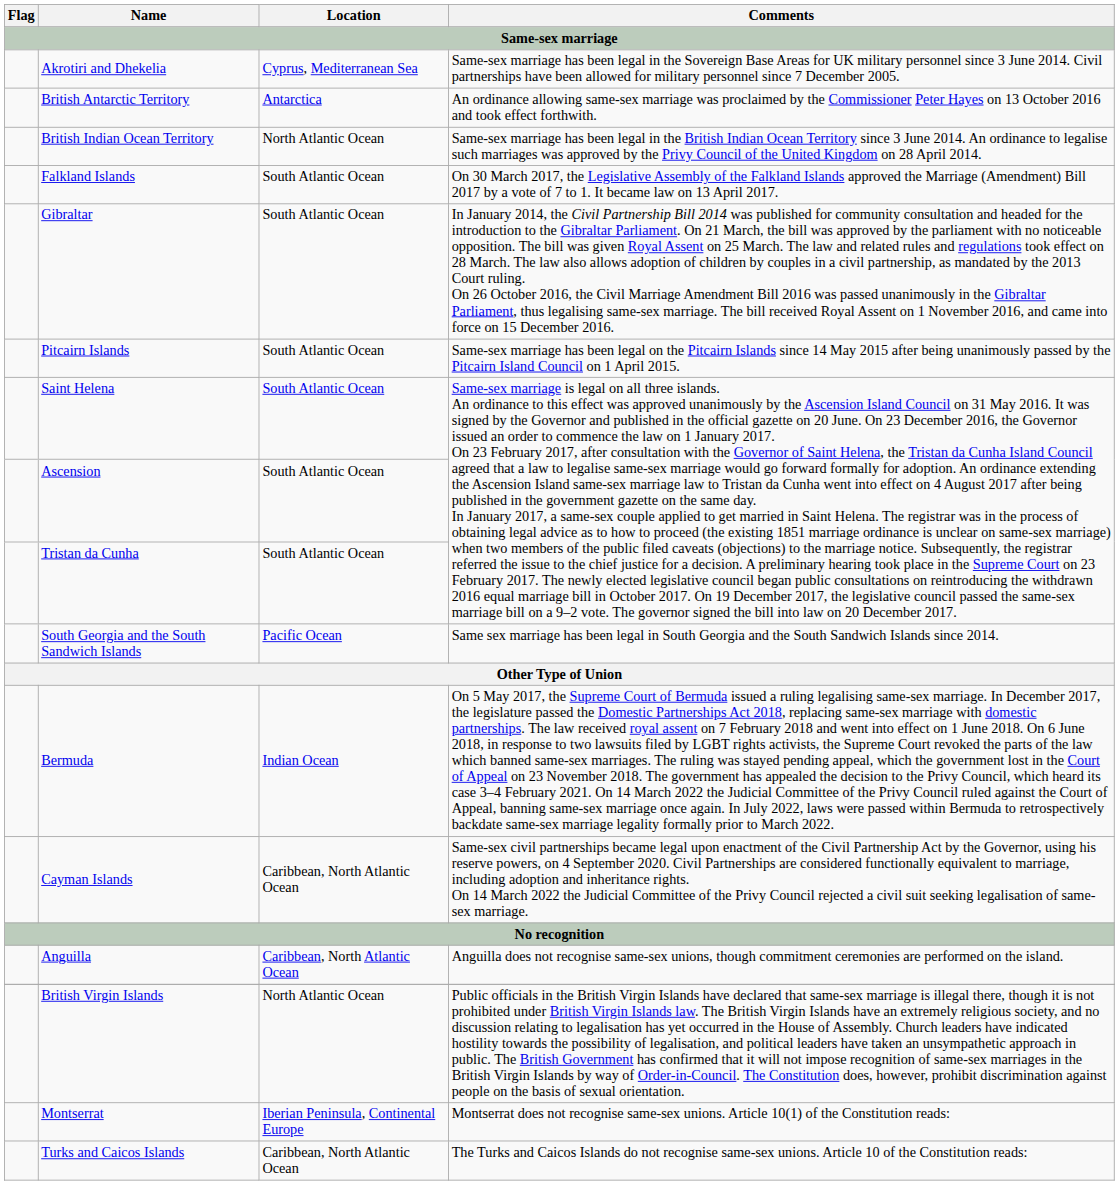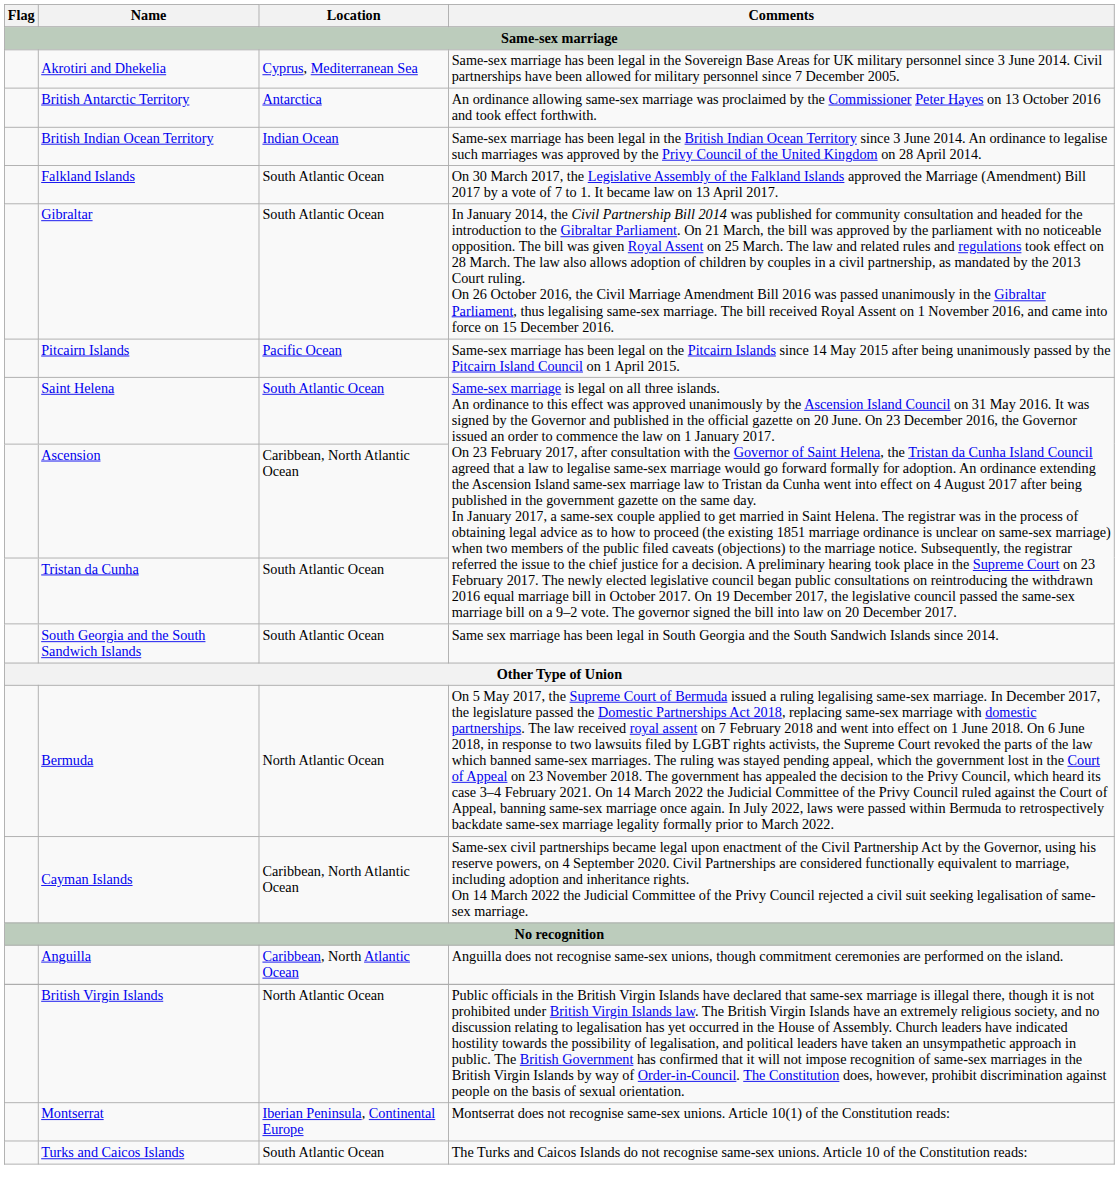(323, 138) North Atlantic Ocean -> (301, 138) Indian Ocean
(323, 350) South Atlantic Ocean -> (302, 350) Pacific Ocean
(323, 470) South Atlantic Ocean -> (336, 463) Caribbean, North Atlantic Ocean
(302, 635) Pacific Ocean -> (323, 635) South Atlantic Ocean
(301, 760) Indian Ocean -> (323, 760) North Atlantic Ocean
(336, 1160) Caribbean, North Atlantic Ocean -> (323, 1152) South Atlantic Ocean
